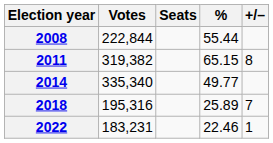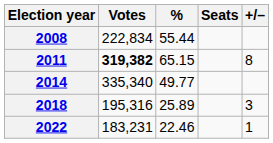columns swapped: (221, 15) <-> (178, 15)
(127, 37) 222,844 -> (127, 37) 222,834
(127, 60) normal -> (127, 60) bold
(249, 104) 7 -> (249, 104) 3
